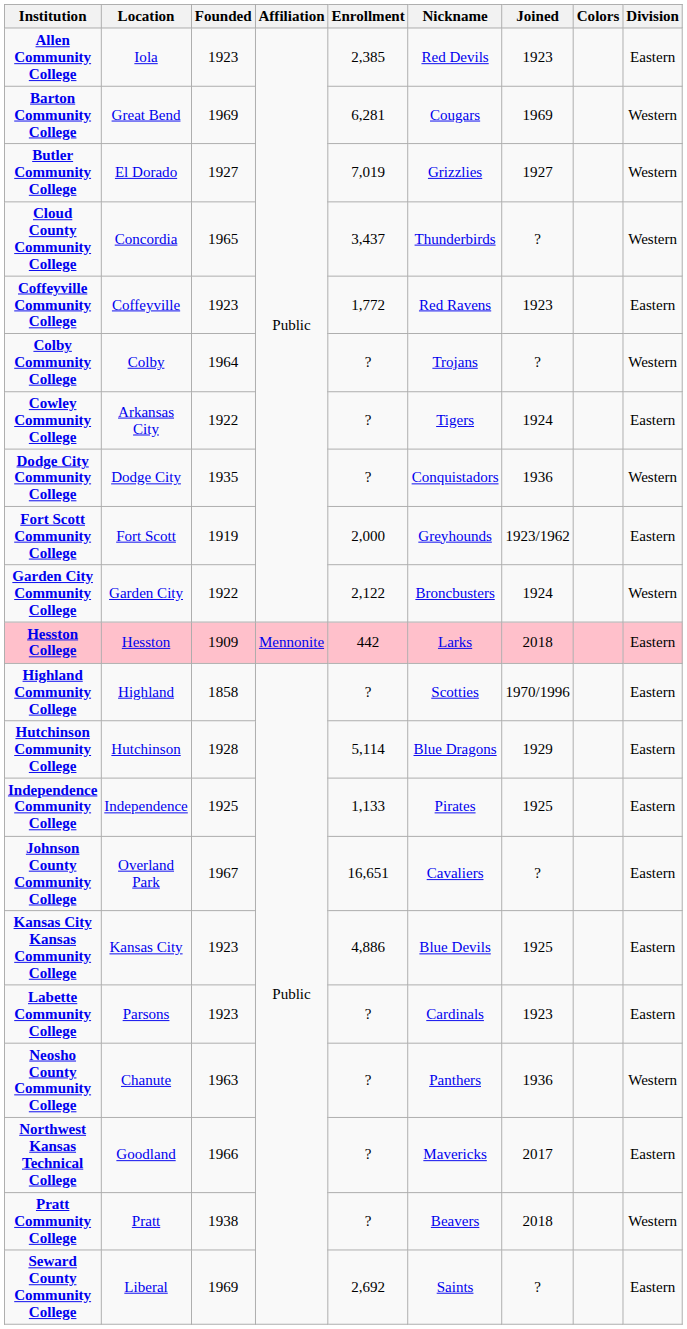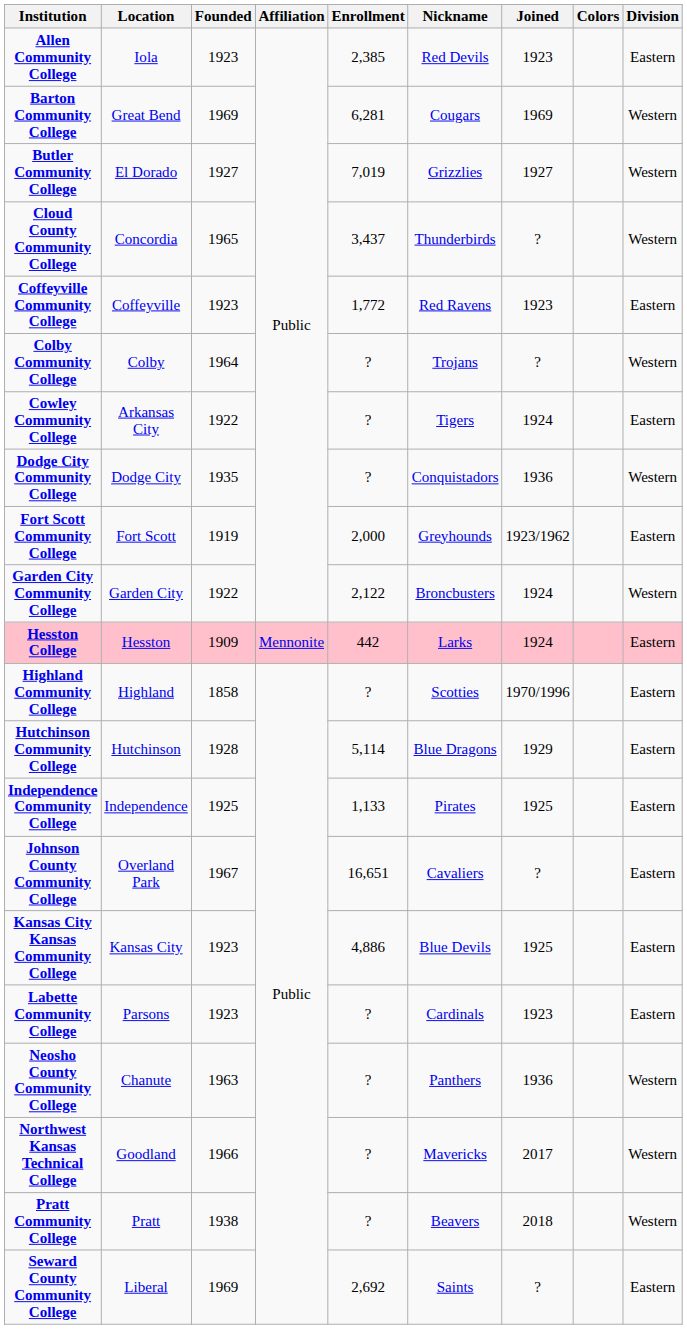(538, 642) 2018 -> (538, 642) 1924
(653, 1154) Eastern -> (653, 1154) Western
